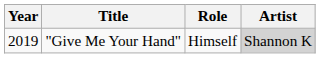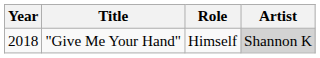(23, 40) 2019 -> (23, 40) 2018
